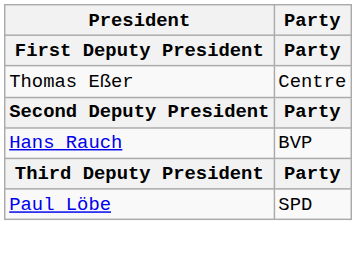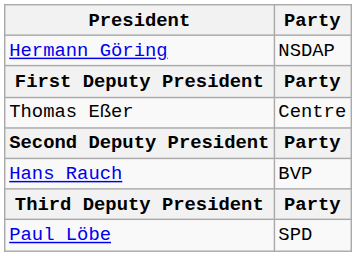+ row: (88, 51)
